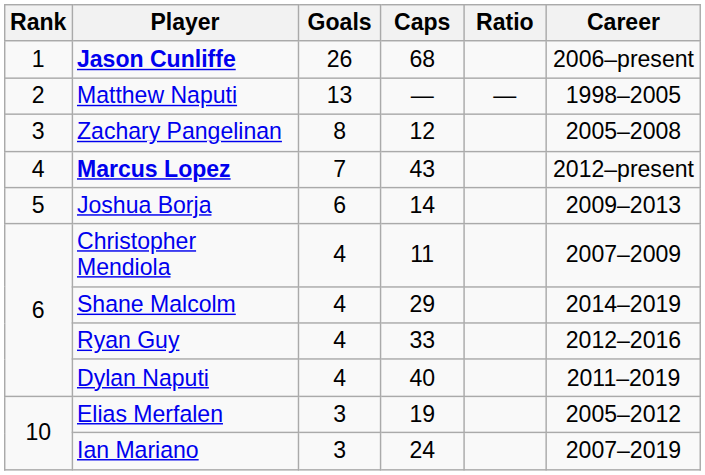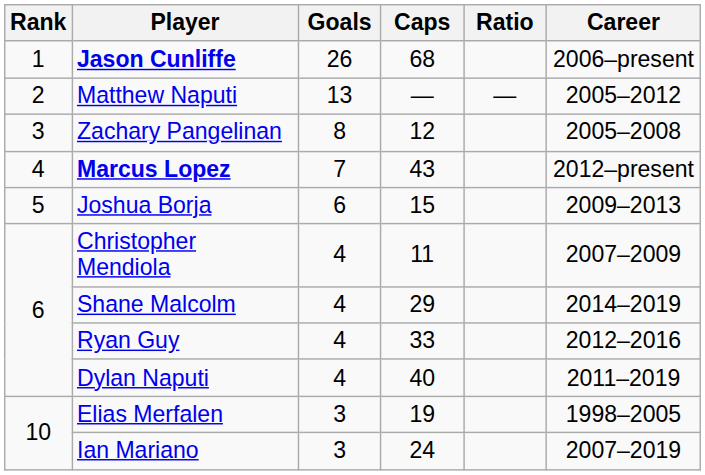(623, 95) 1998–2005 -> (623, 95) 2005–2012
(422, 205) 14 -> (422, 205) 15
(623, 414) 2005–2012 -> (623, 414) 1998–2005
